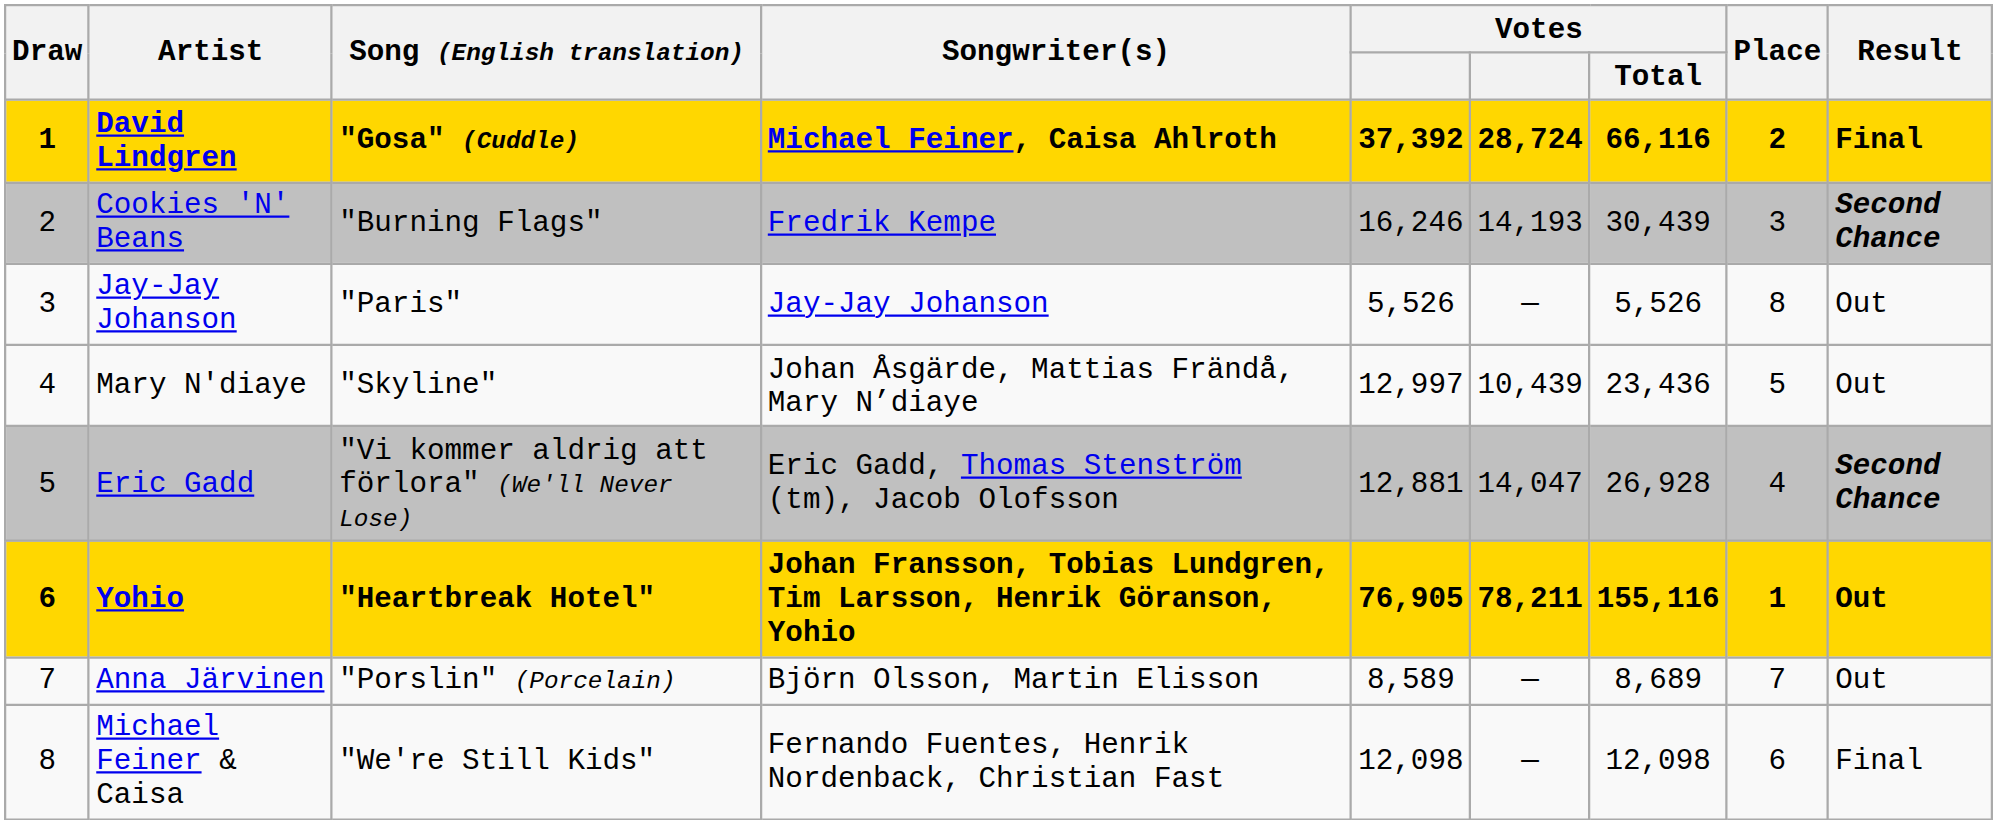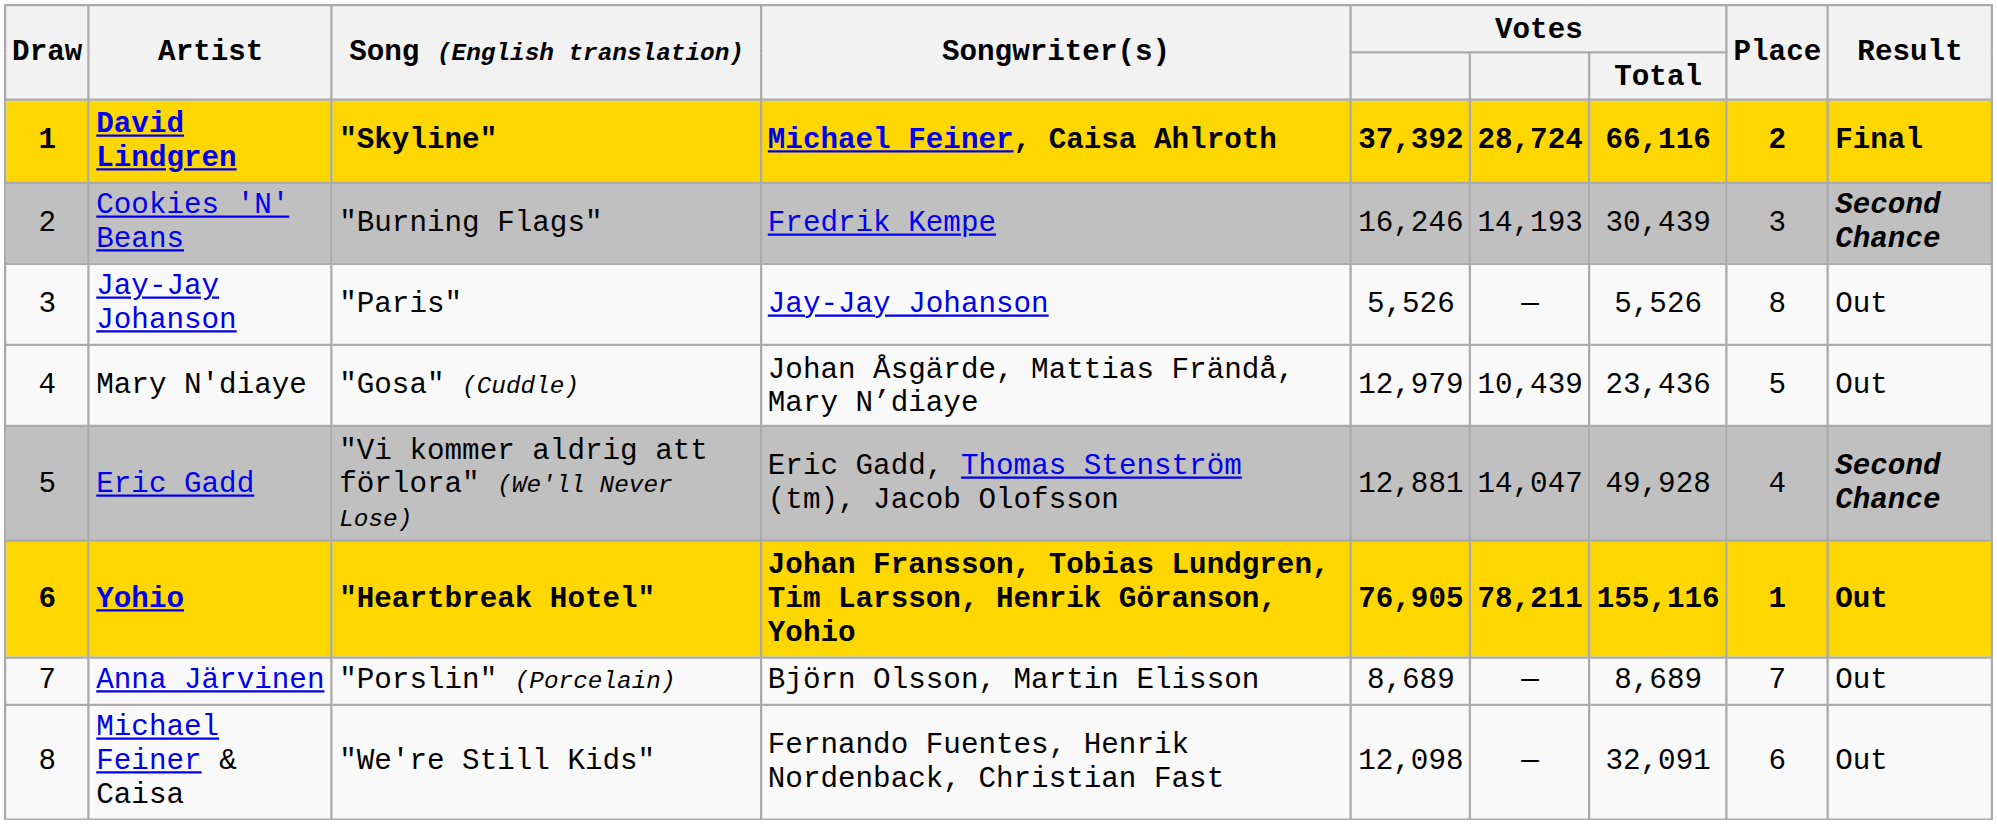(459, 141) "Gosa" (Cuddle) -> (418, 141) "Skyline"
(418, 385) "Skyline" -> (459, 385) "Gosa" (Cuddle)
(1411, 385) 12,997 -> (1411, 385) 12,979
(1658, 484) 26,928 -> (1658, 484) 49,928
(1411, 680) 8,589 -> (1411, 680) 8,689
(1658, 762) 12,098 -> (1658, 762) 32,091
(1879, 762) Final -> (1862, 762) Out
